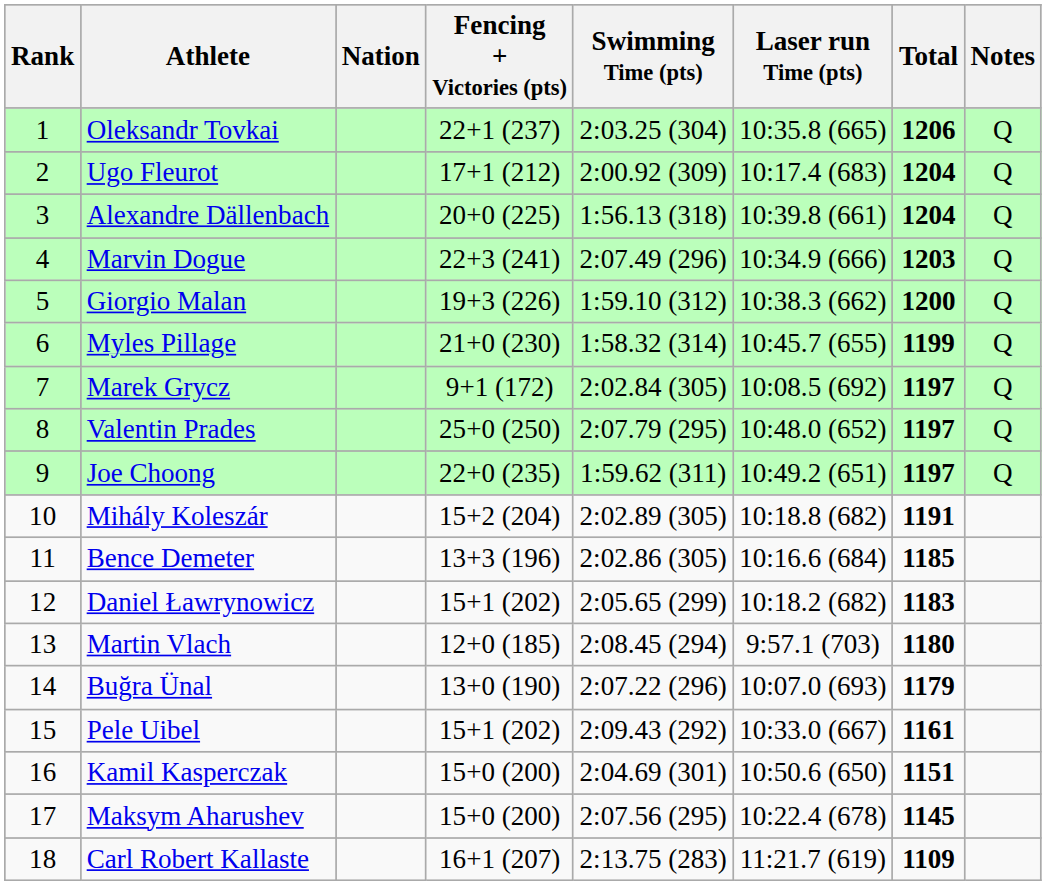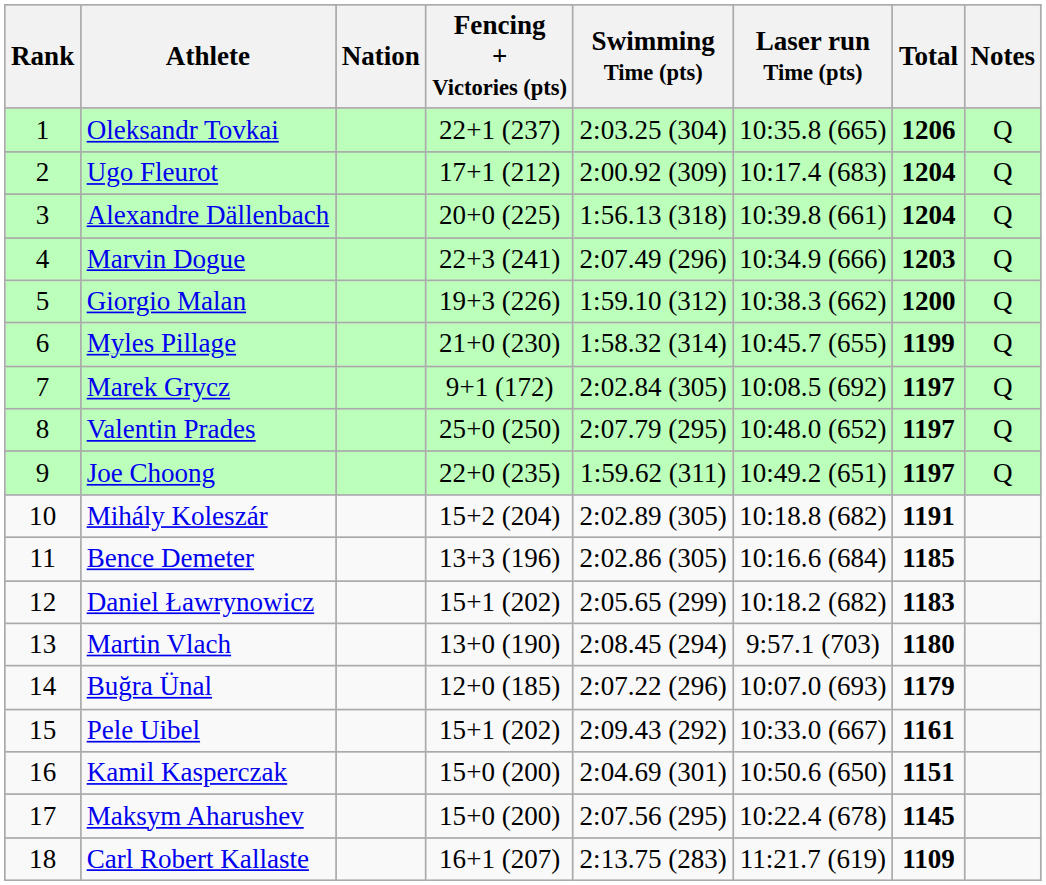(500, 644) 12+0 (185) -> (500, 644) 13+0 (190)
(500, 687) 13+0 (190) -> (500, 687) 12+0 (185)
